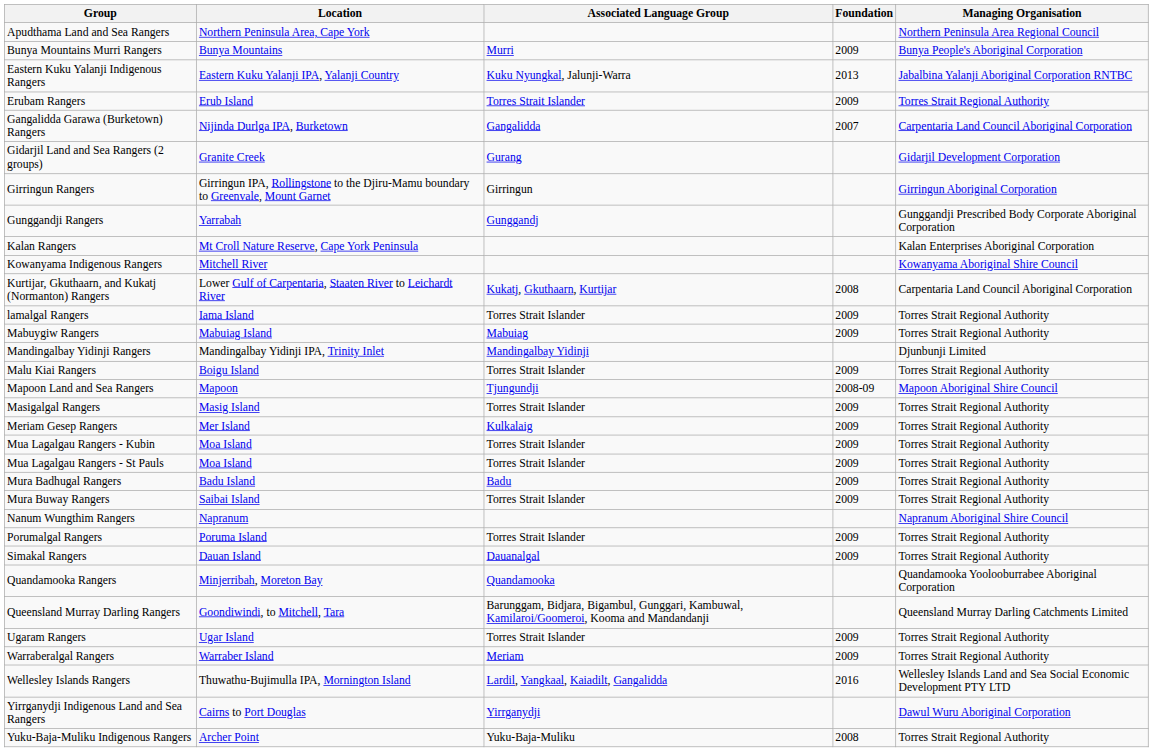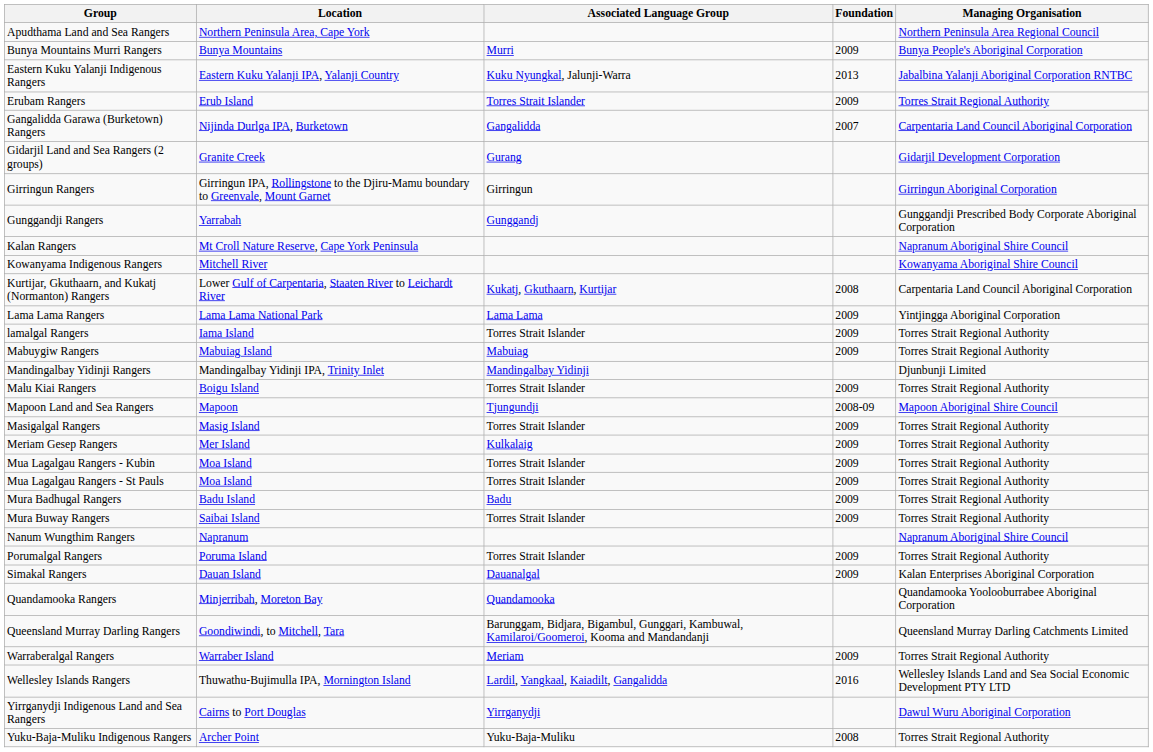(996, 246) Kalan Enterprises Aboriginal Corporation -> (983, 246) Napranum Aboriginal Shire Council
+ row: (56, 314)
(974, 555) Torres Strait Regional Authority -> (996, 574) Kalan Enterprises Aboriginal Corporation
- row: (46, 637)
